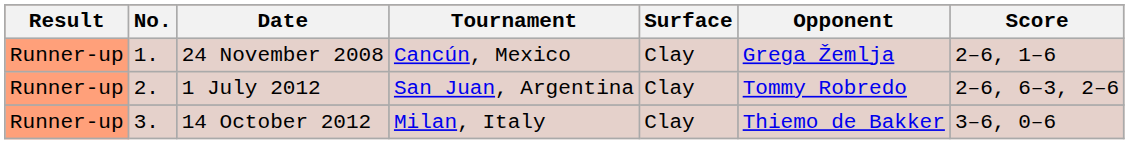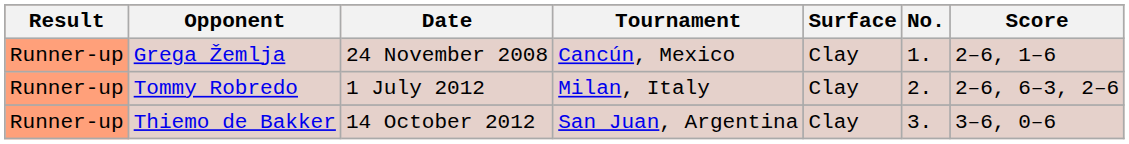columns swapped: (153, 21) <-> (844, 21)
(514, 88) San Juan, Argentina -> (634, 88) Milan, Italy
(470, 122) Milan, Italy -> (678, 122) San Juan, Argentina
